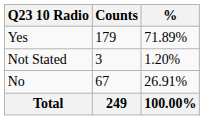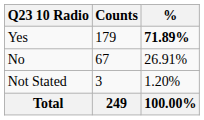(166, 37) normal -> (167, 37) bold
rows swapped: (16, 81) <-> (37, 59)
